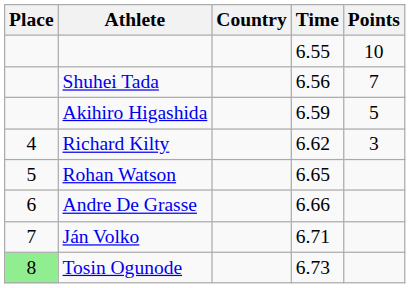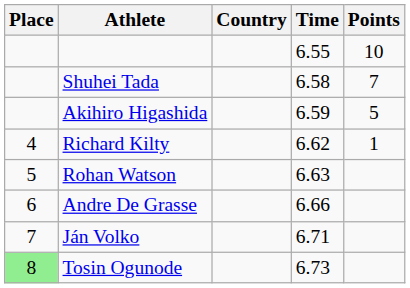(313, 81) 6.56 -> (313, 81) 6.58
(374, 143) 3 -> (374, 143) 1
(313, 174) 6.65 -> (313, 174) 6.63
